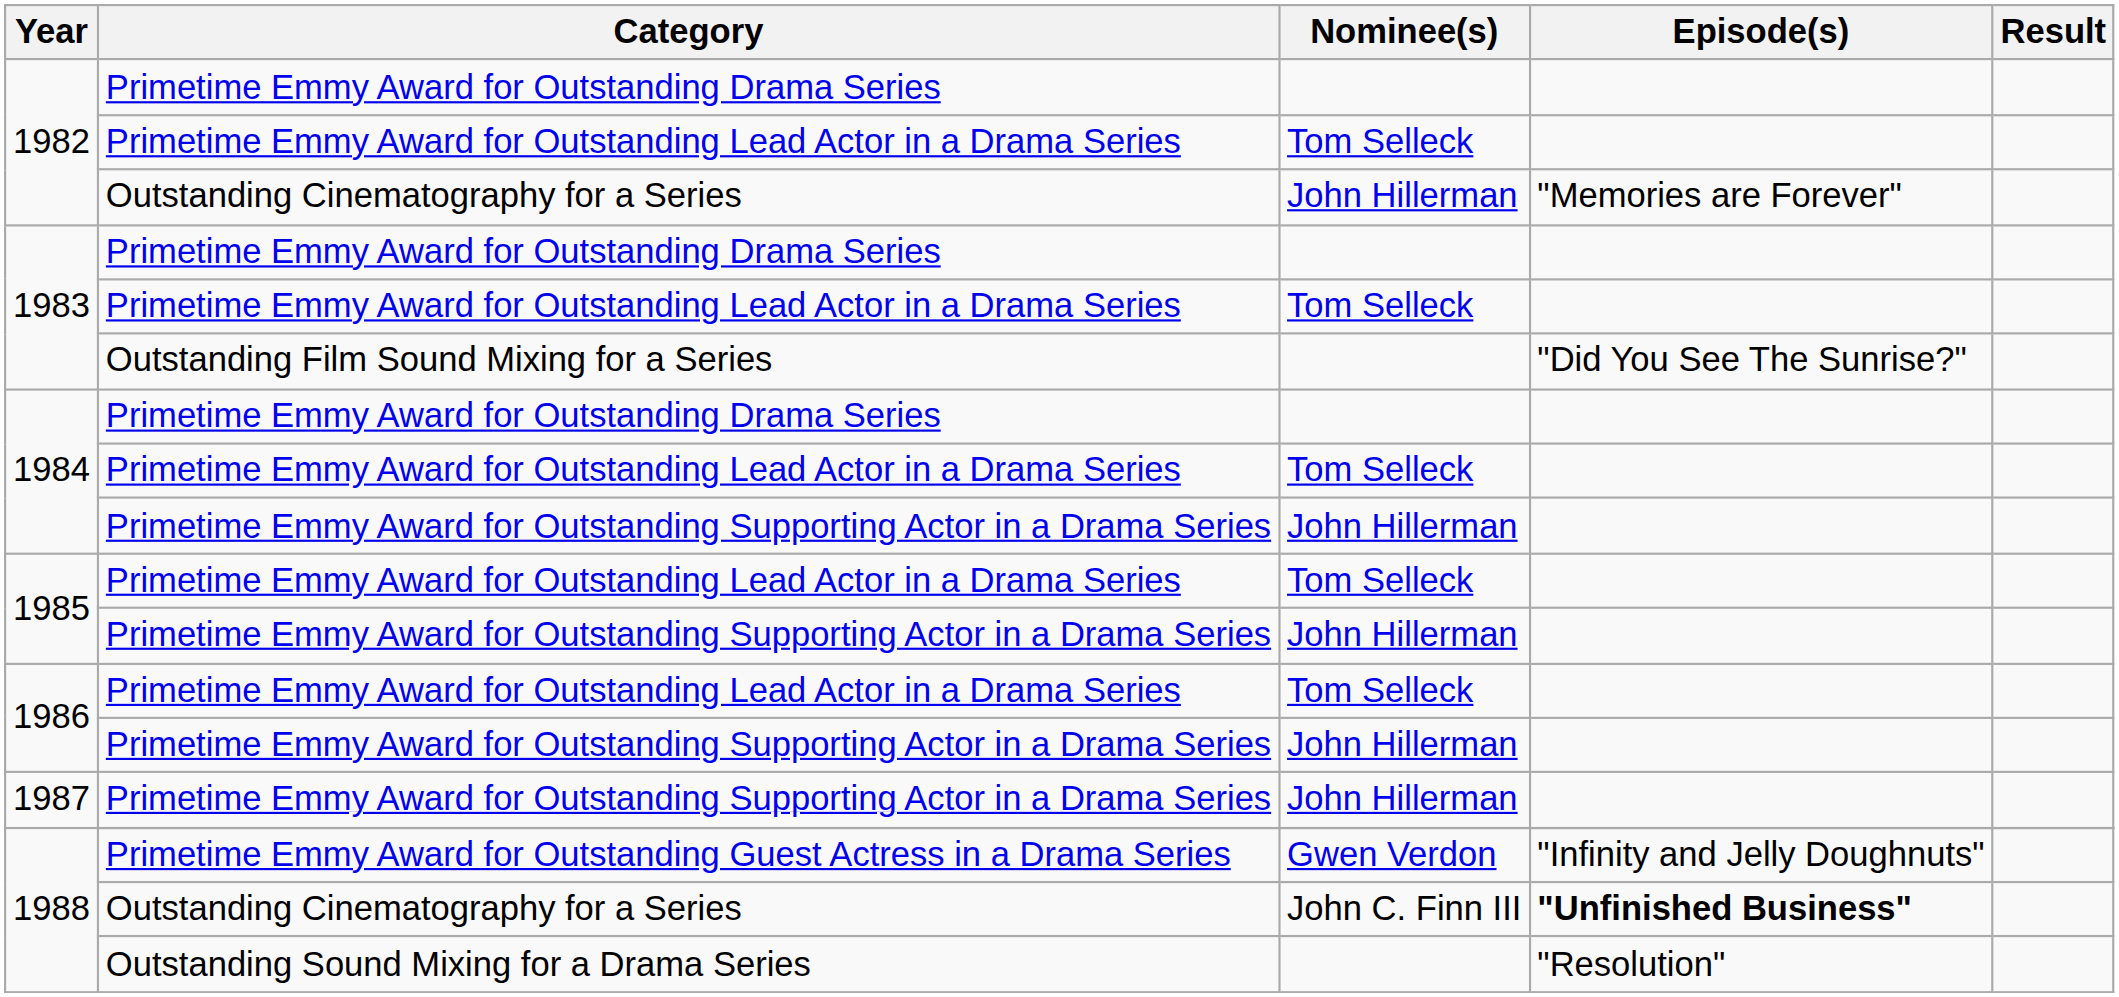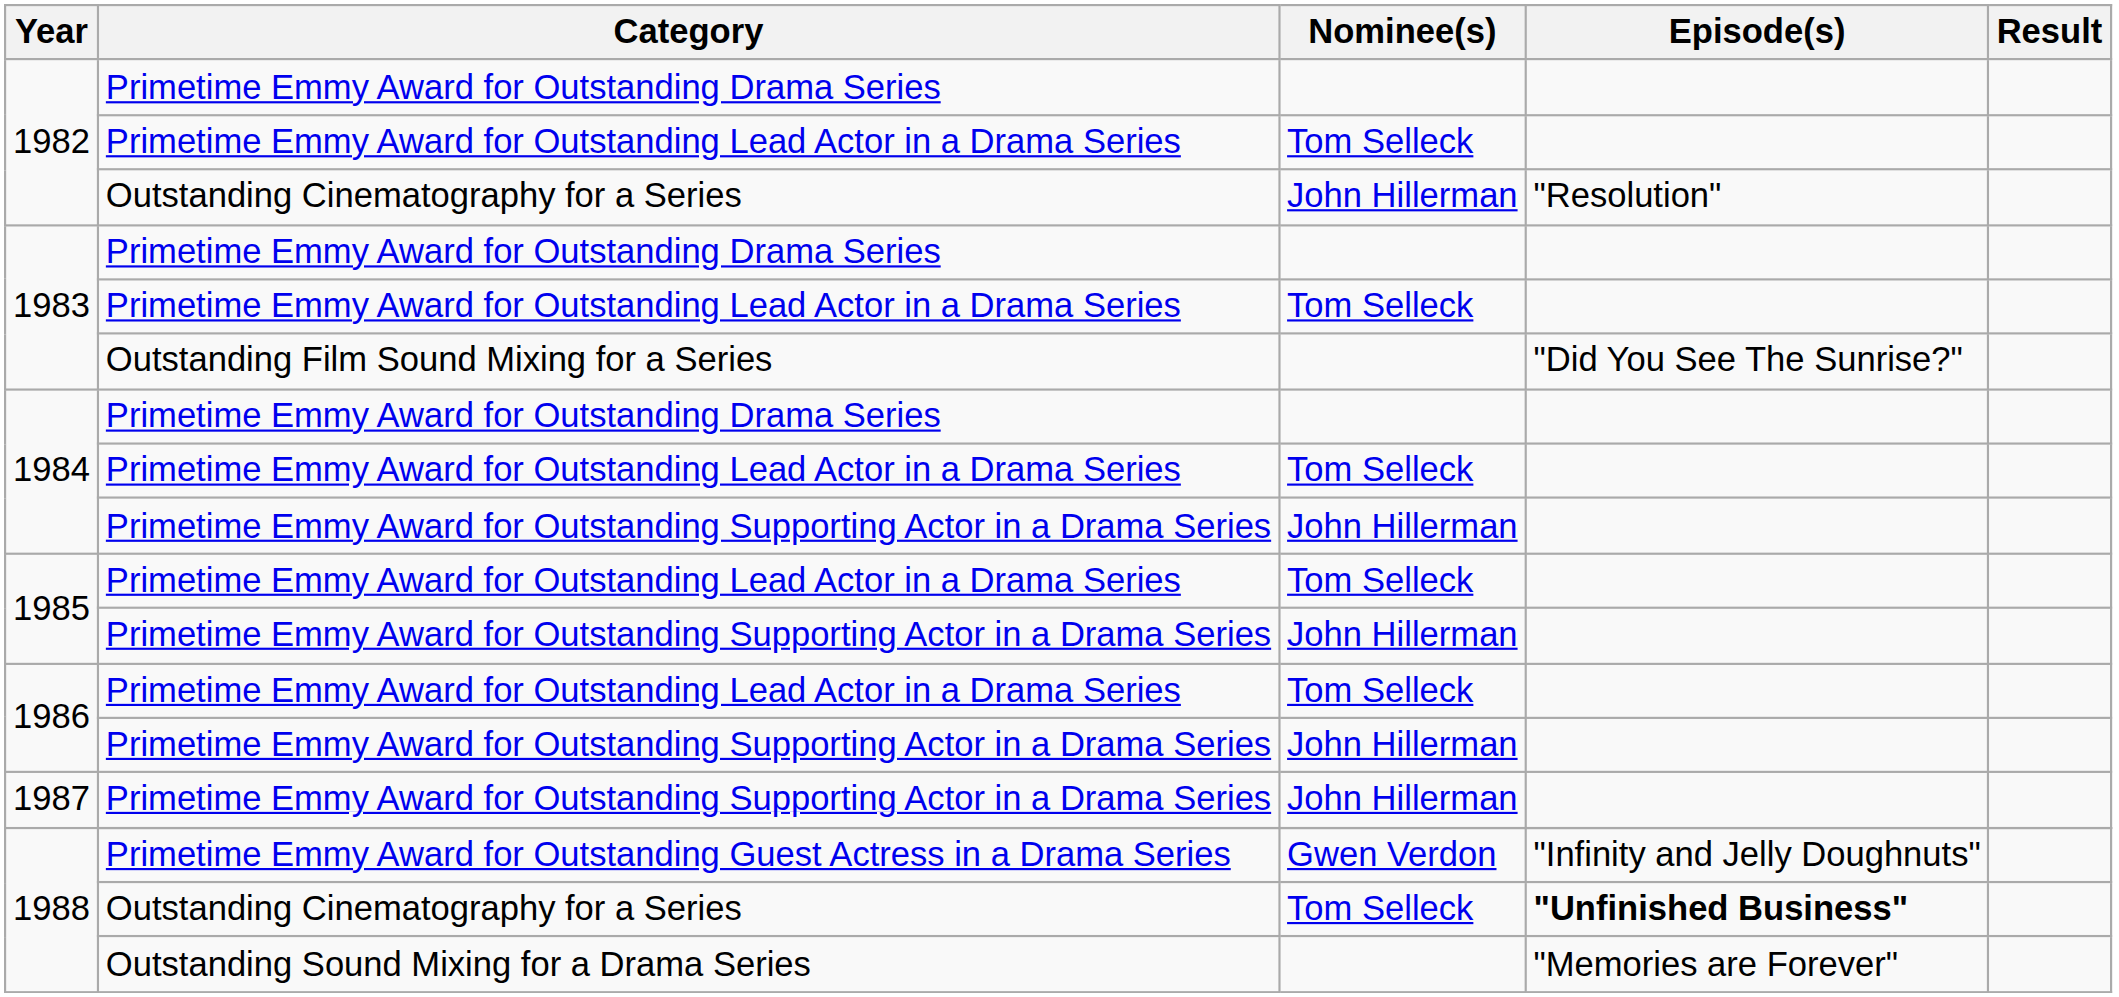(1720, 196) "Memories are Forever" -> (1627, 196) "Resolution"
(1404, 908) John C. Finn III -> (1380, 908) Tom Selleck
(1631, 963) "Resolution" -> (1716, 963) "Memories are Forever"
